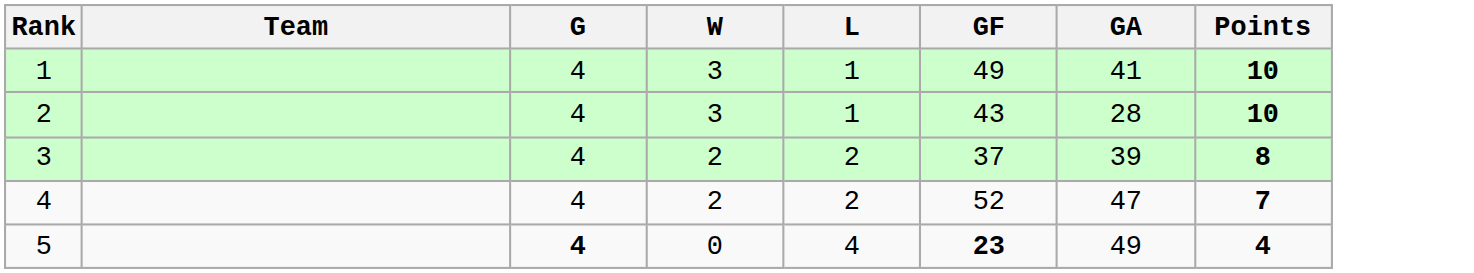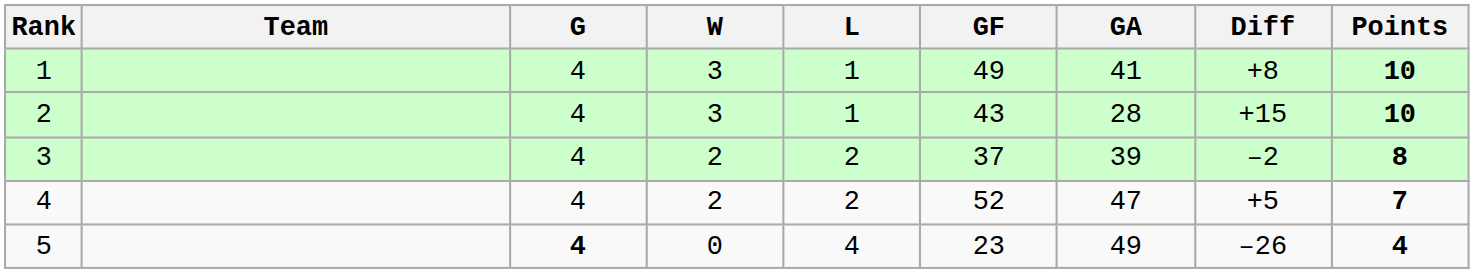+ column: (1263, 27)
(989, 246) bold -> (989, 246) normal
